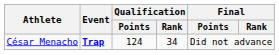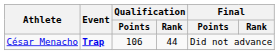(134, 41) 124 -> (134, 41) 106
(172, 41) 34 -> (172, 41) 44
